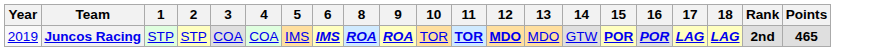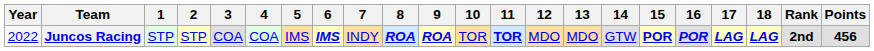+ column: (363, 15)
(23, 36) 2019 -> (23, 36) 2022
(505, 36) bold -> (544, 36) normal
(806, 36) 465 -> (845, 36) 456
